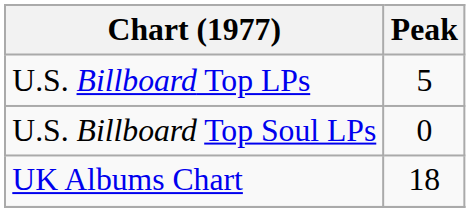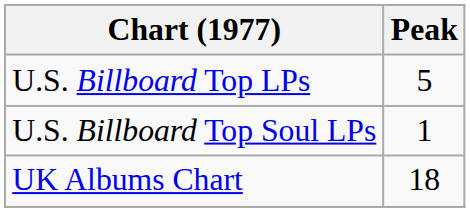(424, 130) 0 -> (424, 130) 1
